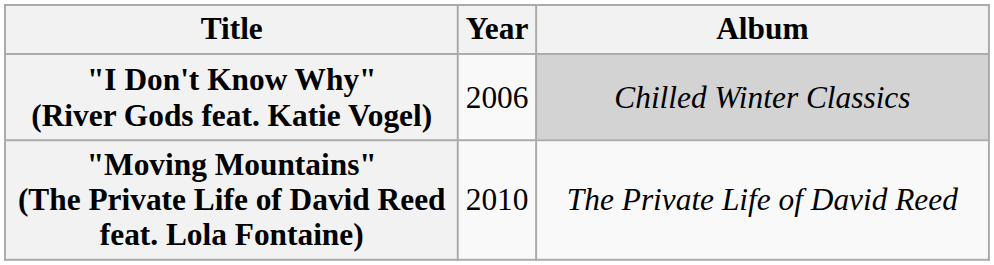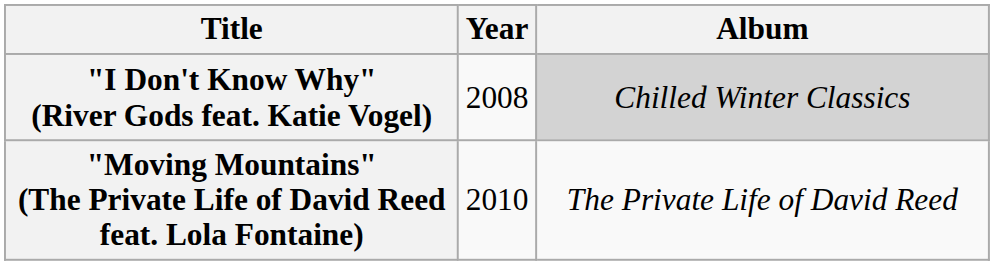(497, 96) 2006 -> (497, 96) 2008
